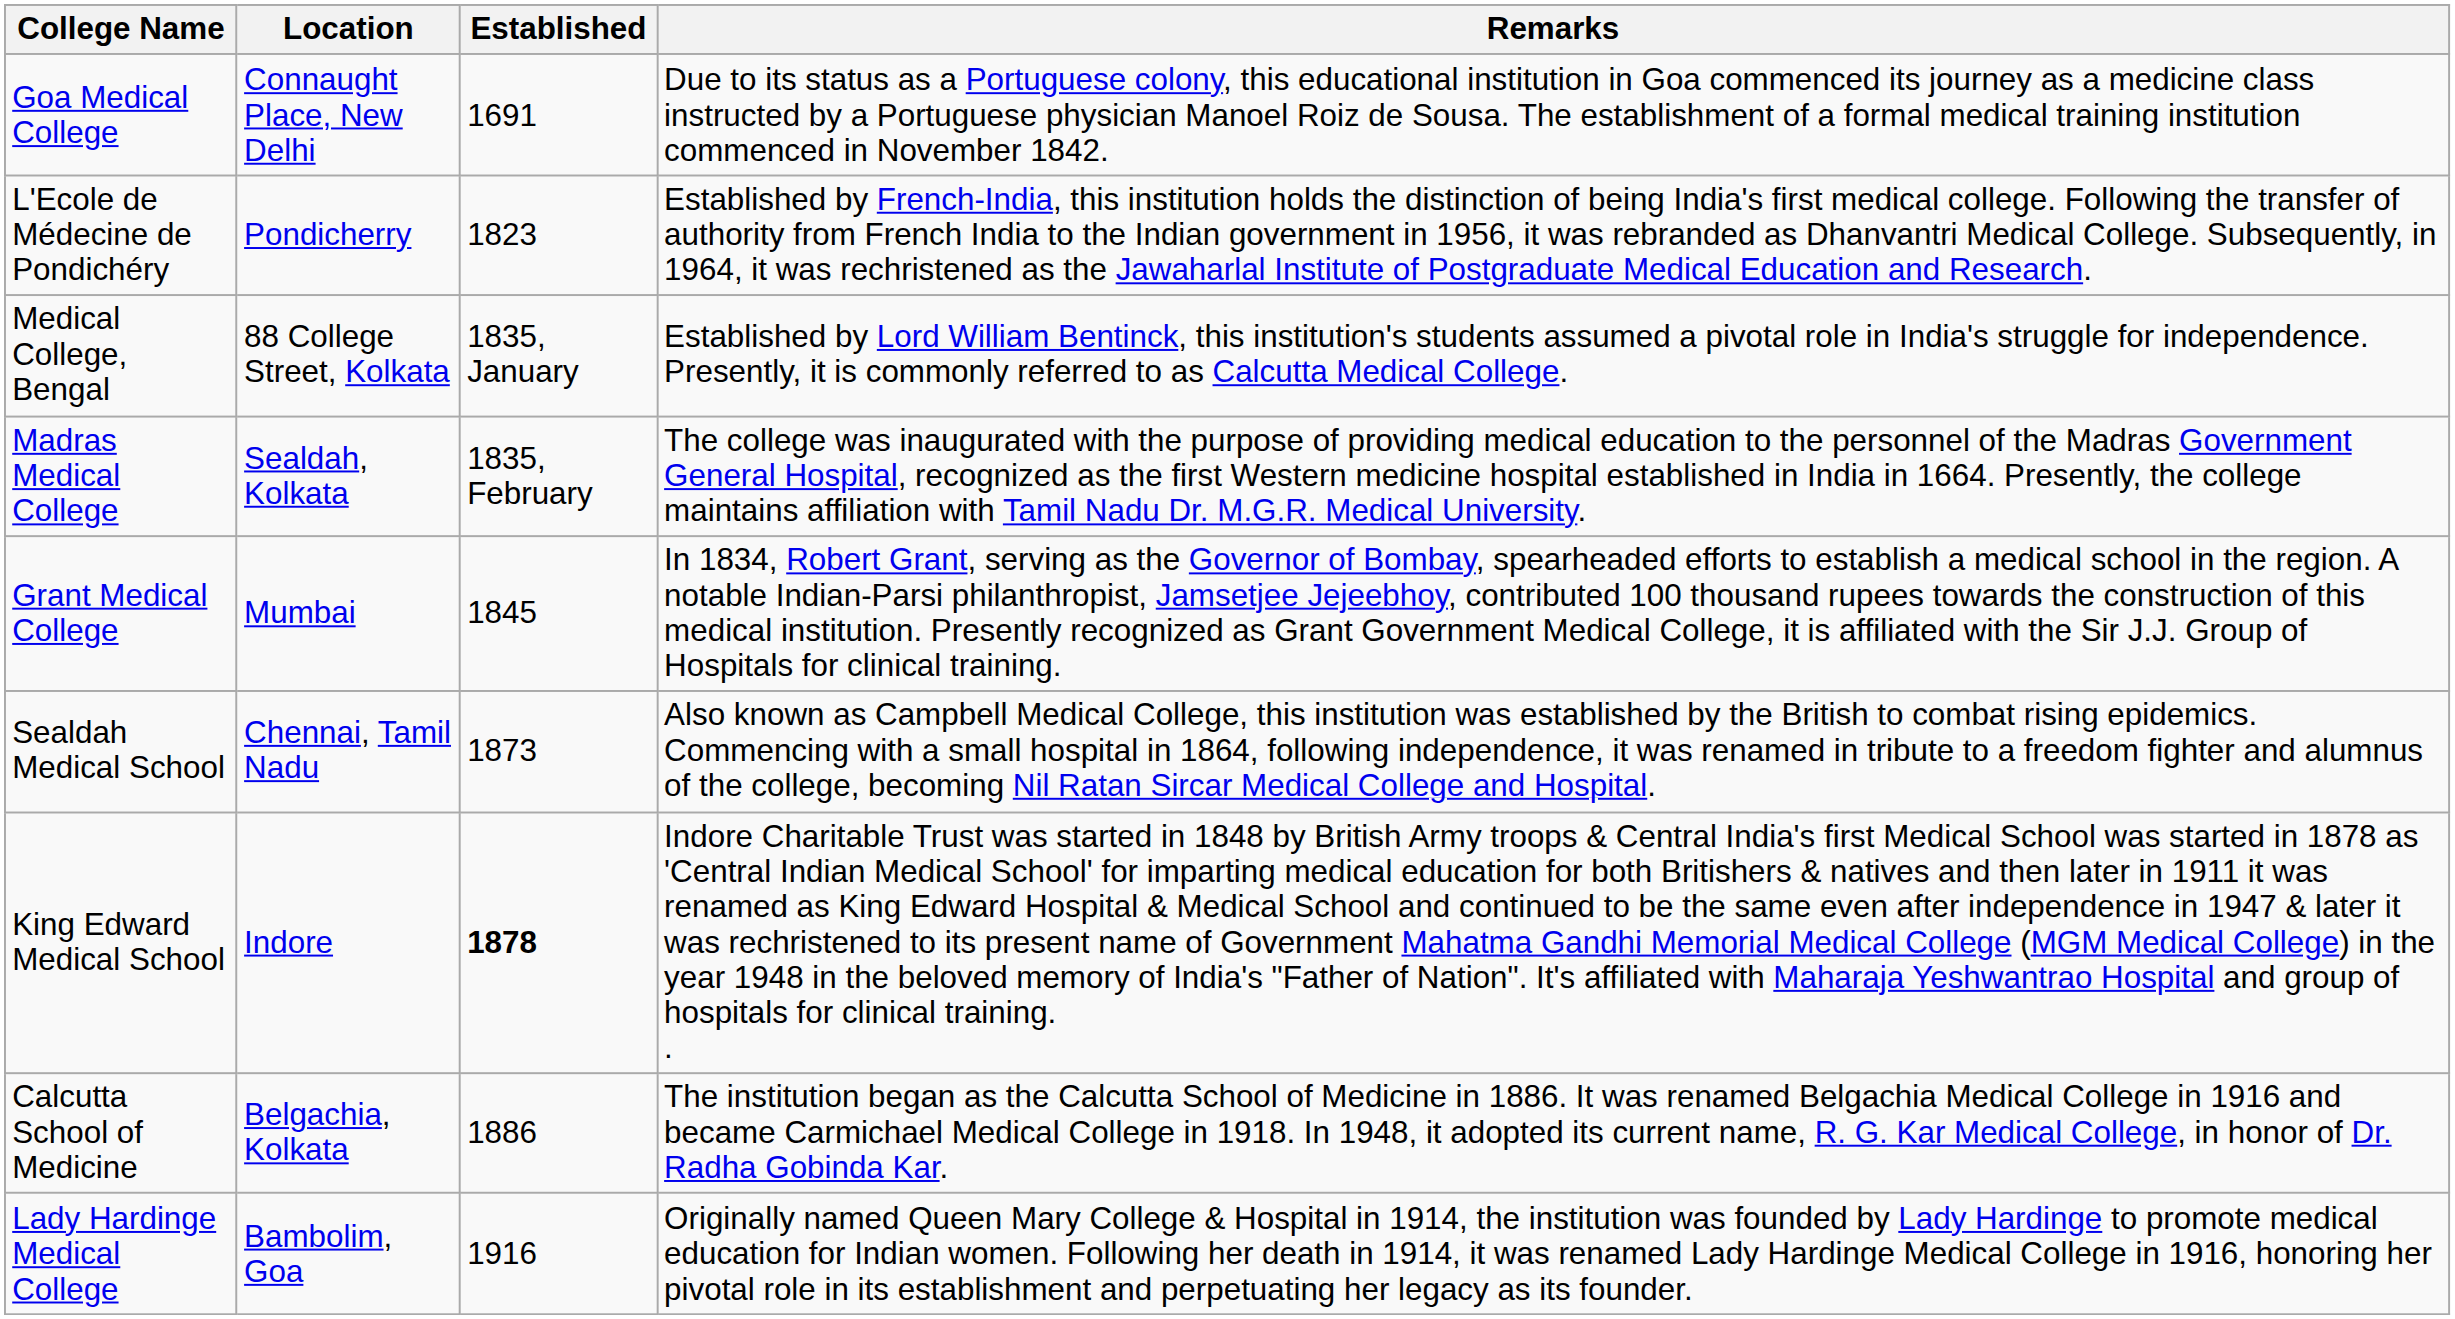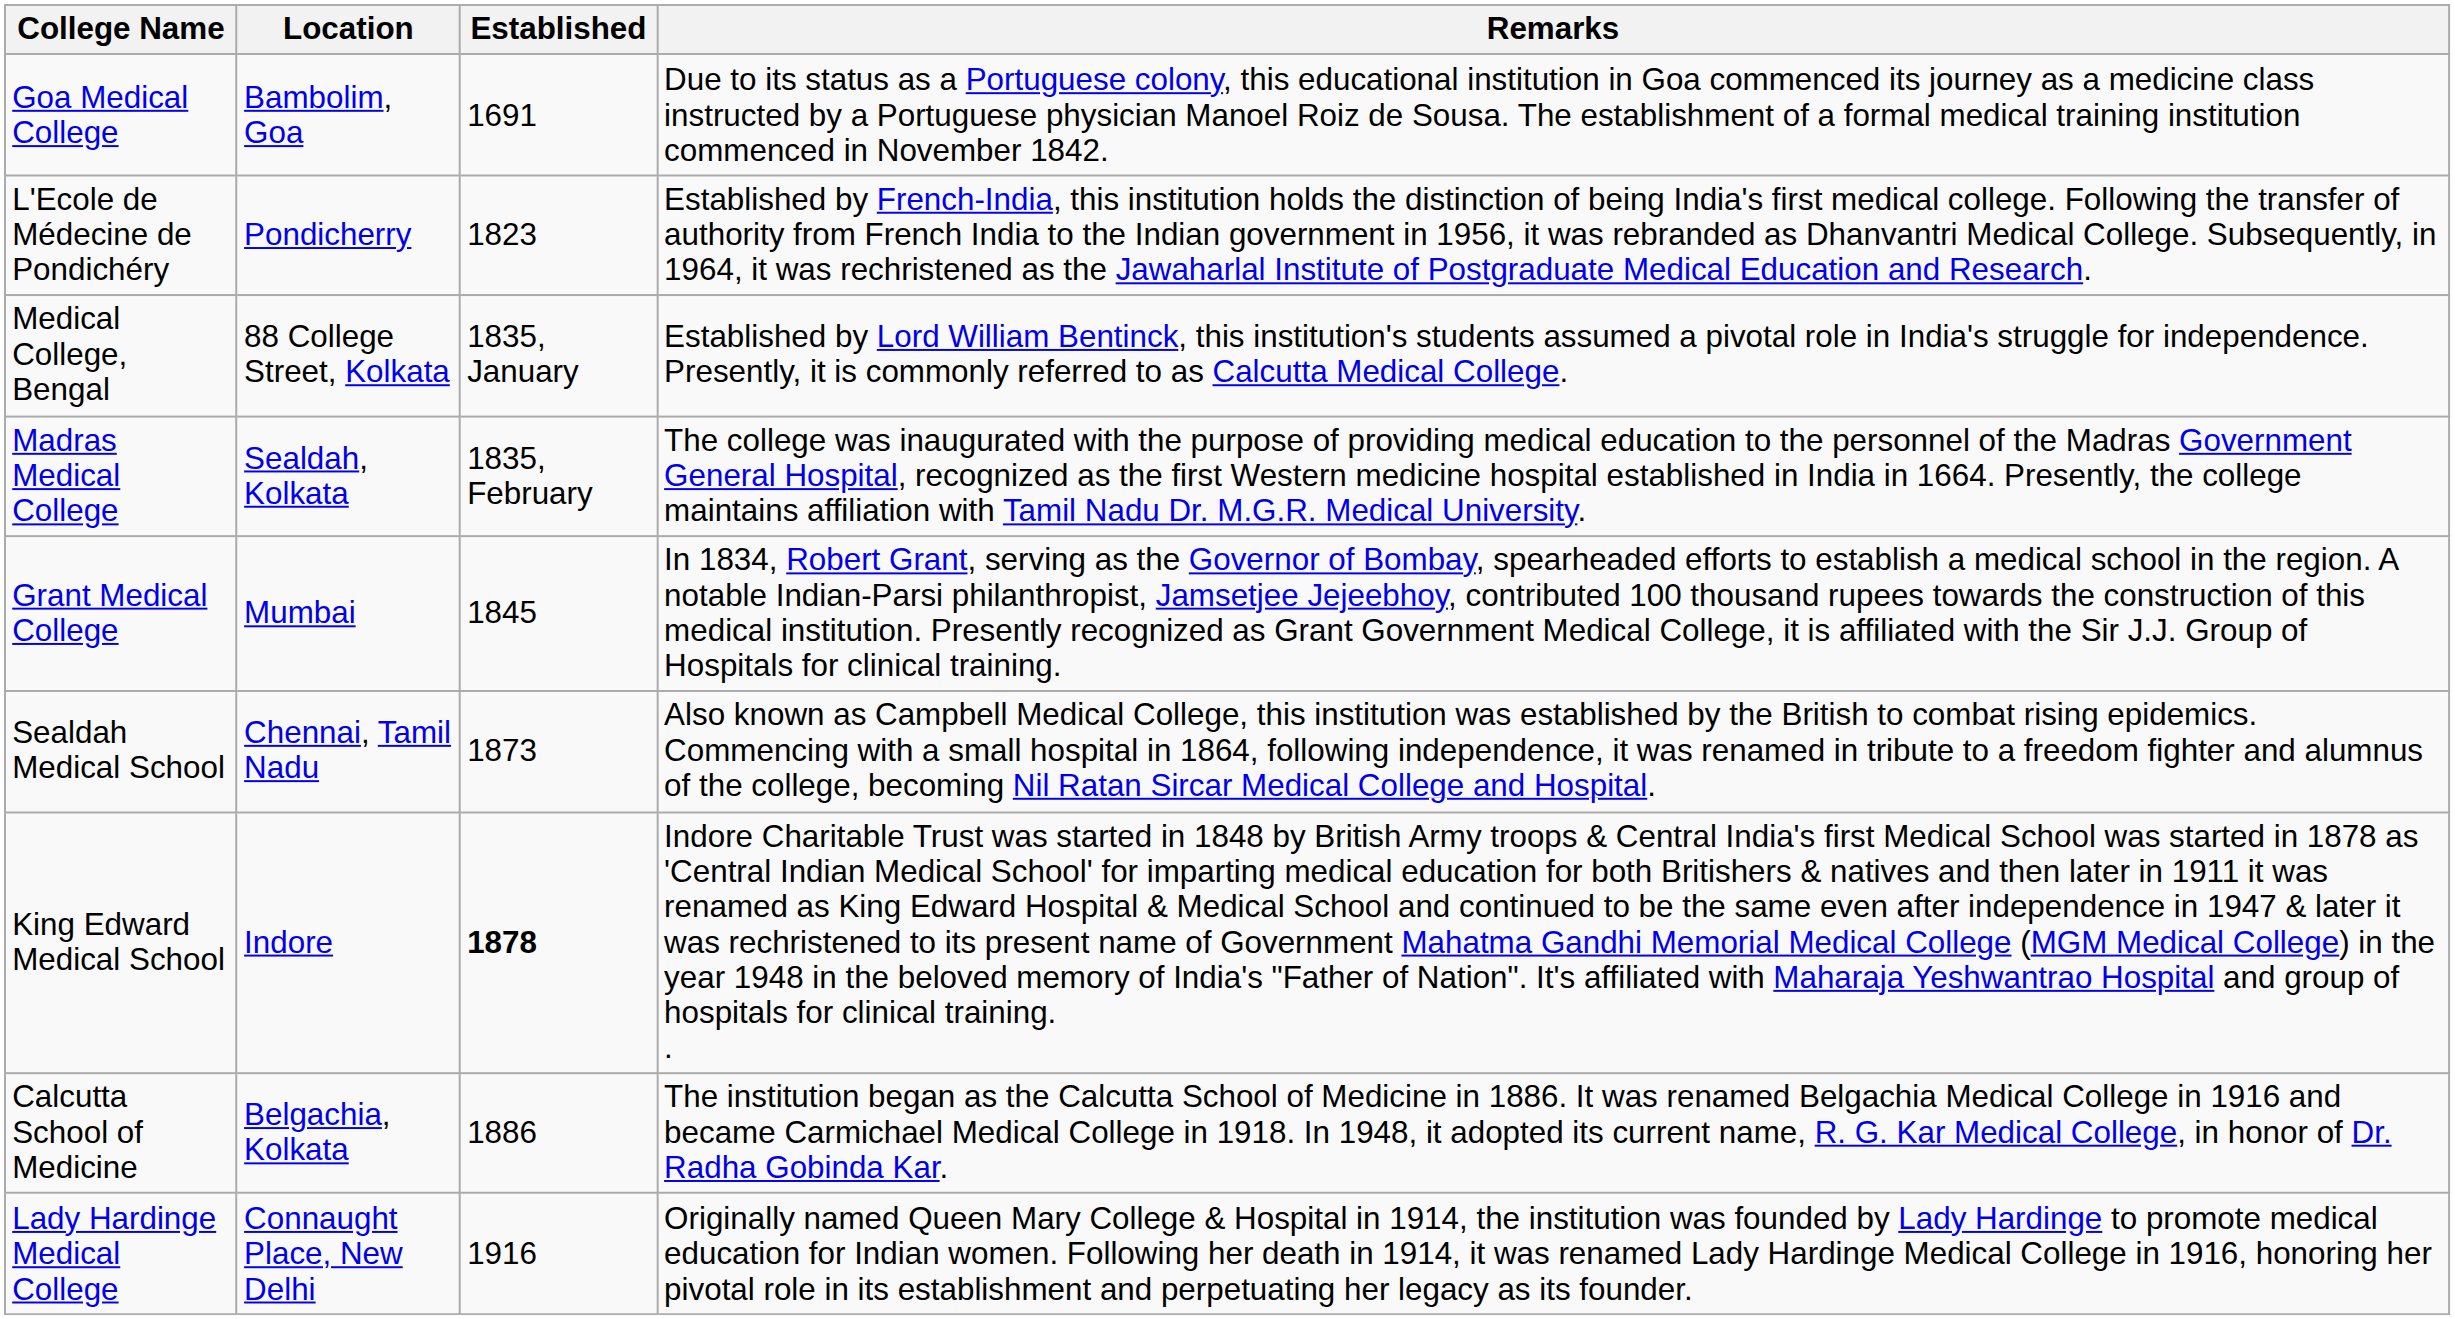(323, 114) Connaught Place, New Delhi -> (318, 114) Bambolim, Goa
(318, 1253) Bambolim, Goa -> (323, 1253) Connaught Place, New Delhi
